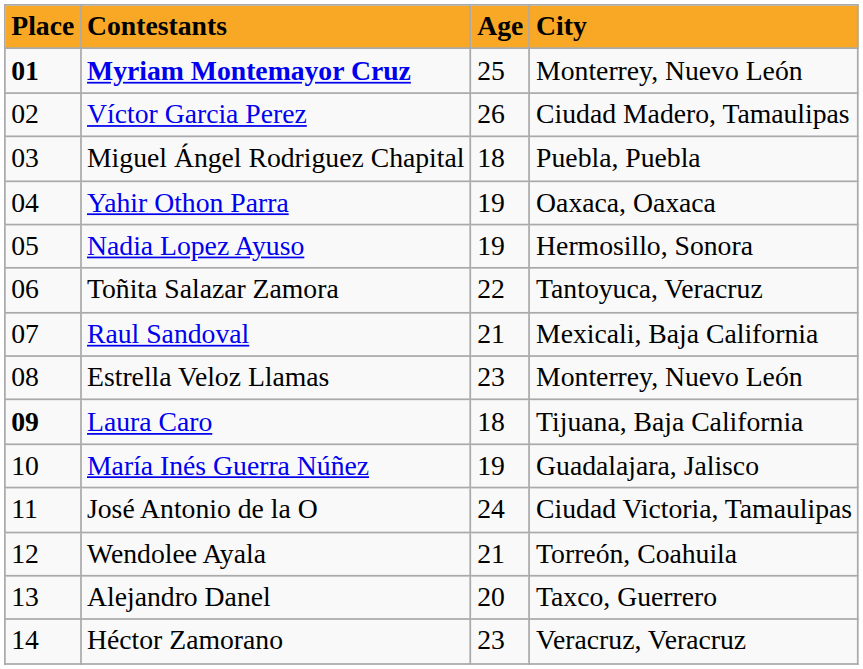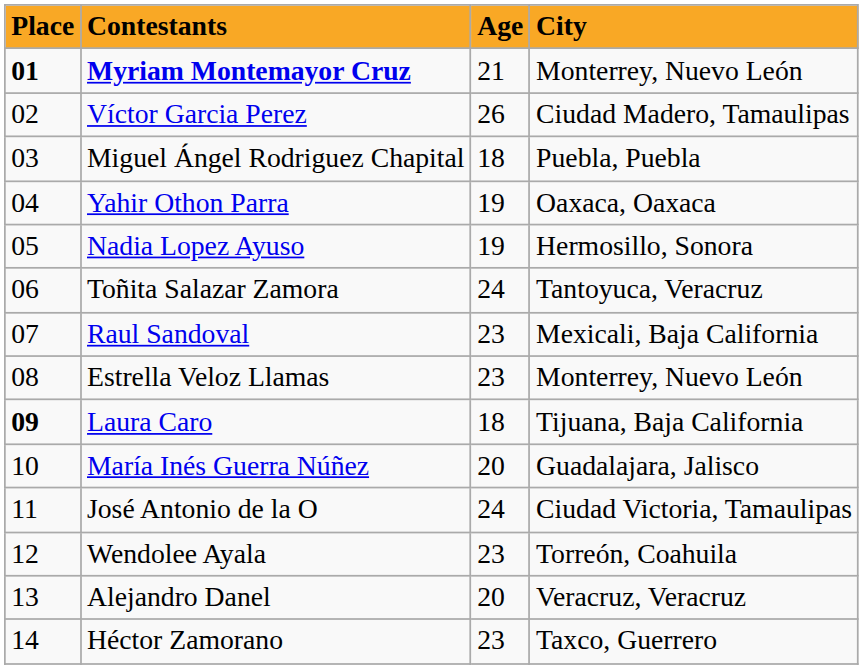(491, 70) 25 -> (491, 70) 21
(491, 289) 22 -> (491, 289) 24
(491, 333) 21 -> (491, 333) 23
(491, 465) 19 -> (491, 465) 20
(491, 553) 21 -> (491, 553) 23
(627, 597) Taxco, Guerrero -> (641, 597) Veracruz, Veracruz
(641, 641) Veracruz, Veracruz -> (627, 641) Taxco, Guerrero
